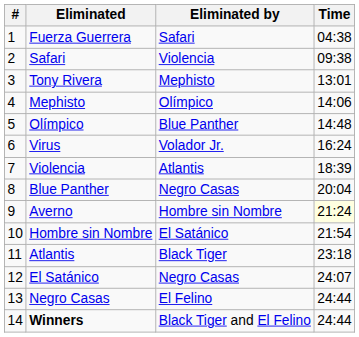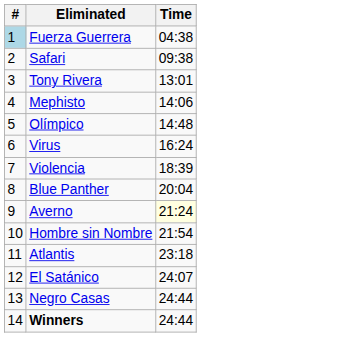- column: (235, 15)
(11, 37) no background -> (11, 37) lightblue background
